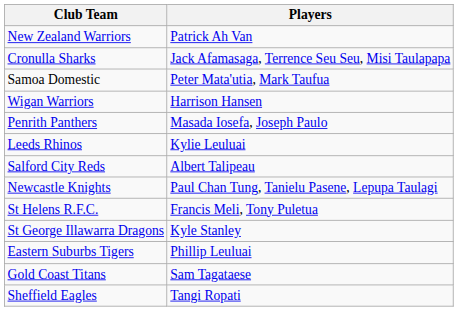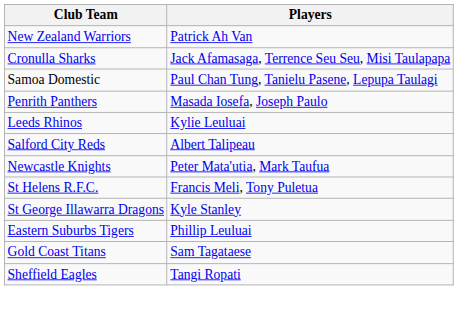(250, 79) Peter Mata'utia, Mark Taufua -> (304, 79) Paul Chan Tung, Tanielu Pasene, Lepupa Taulagi
- row: (51, 101)
(304, 187) Paul Chan Tung, Tanielu Pasene, Lepupa Taulagi -> (250, 166) Peter Mata'utia, Mark Taufua
